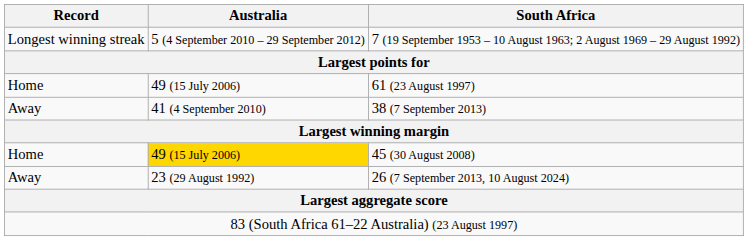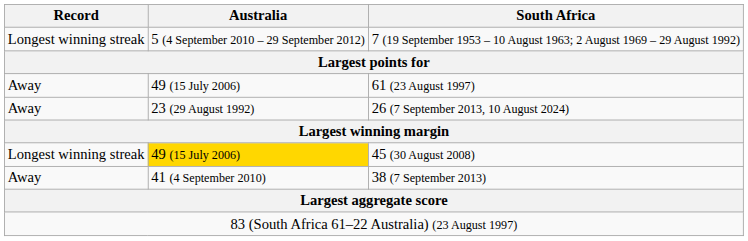(26, 85) Home -> (25, 85) Away
rows swapped: (429, 108) <-> (470, 177)
(26, 154) Home -> (76, 154) Longest winning streak
